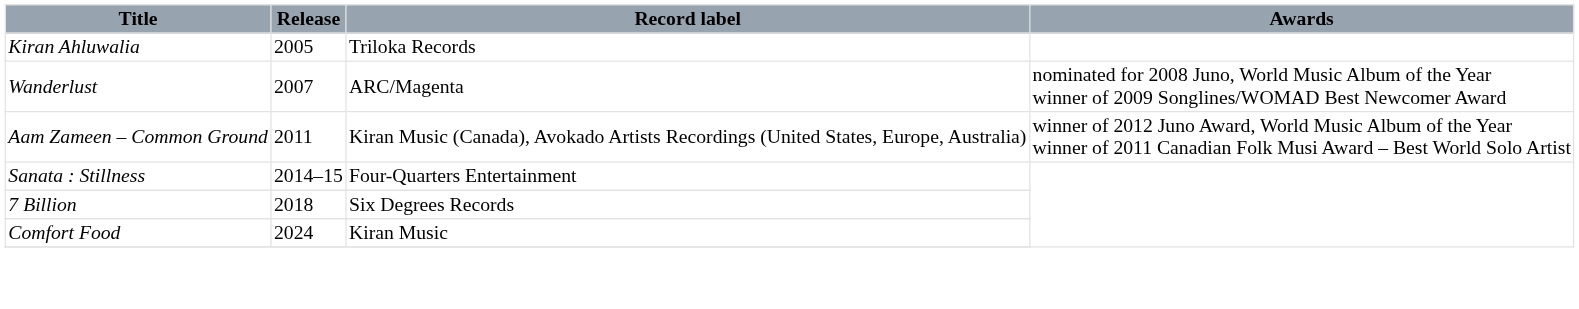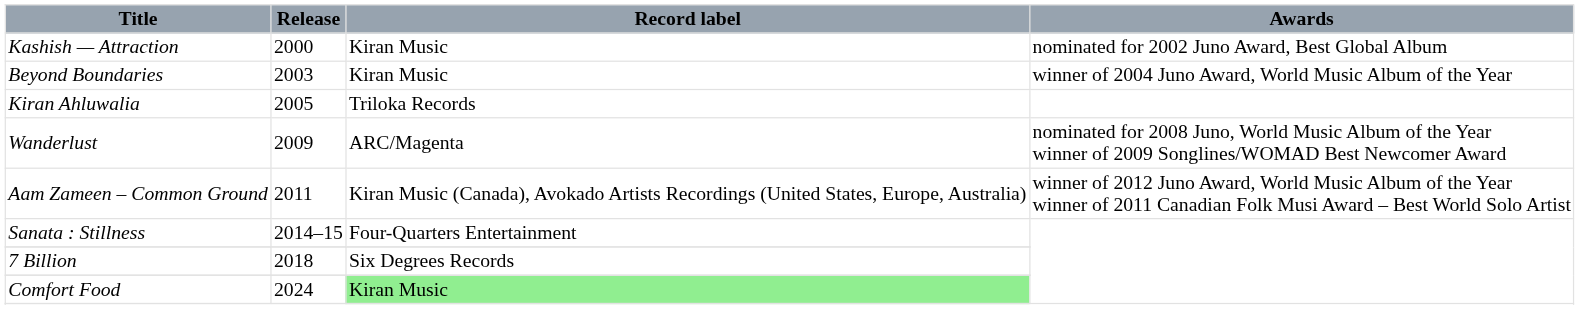+ row: (93, 46)
+ row: (86, 75)
(294, 86) 2007 -> (294, 142) 2009
(398, 232) no background -> (398, 289) lightgreen background
